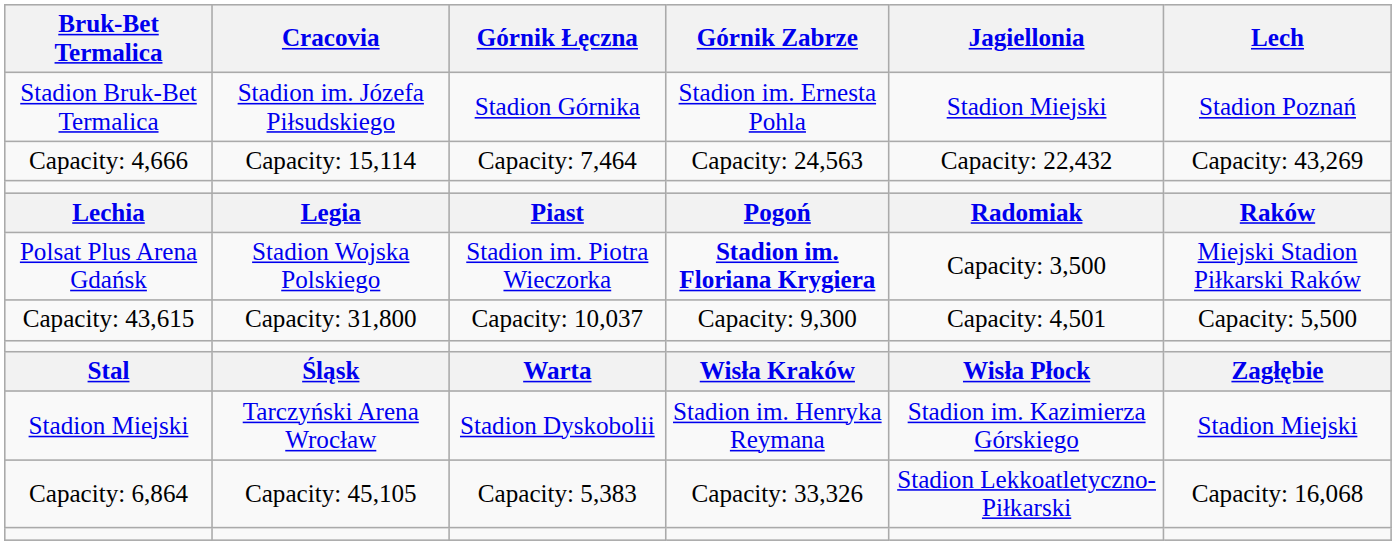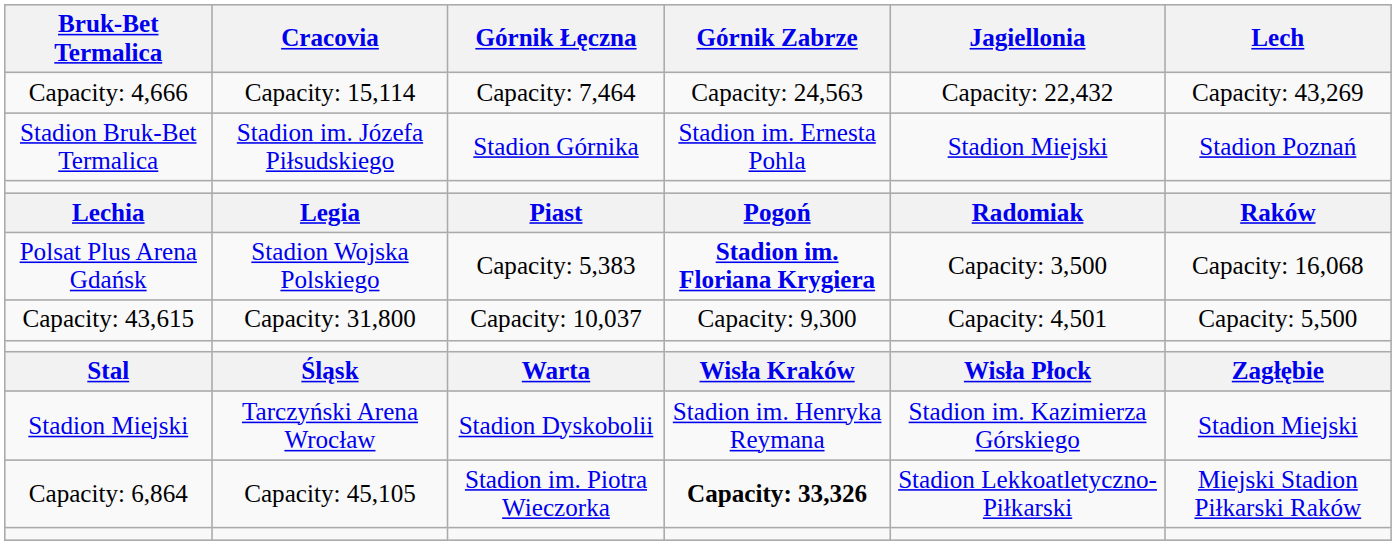rows swapped: (109, 106) <-> (109, 160)
(557, 266) Stadion im. Piotra Wieczorka -> (556, 266) Capacity: 5,383
(1277, 266) Miejski Stadion Piłkarski Raków -> (1278, 266) Capacity: 16,068
(557, 493) Capacity: 5,383 -> (556, 493) Stadion im. Piotra Wieczorka
(777, 493) normal -> (777, 493) bold
(1277, 493) Capacity: 16,068 -> (1278, 493) Miejski Stadion Piłkarski Raków
